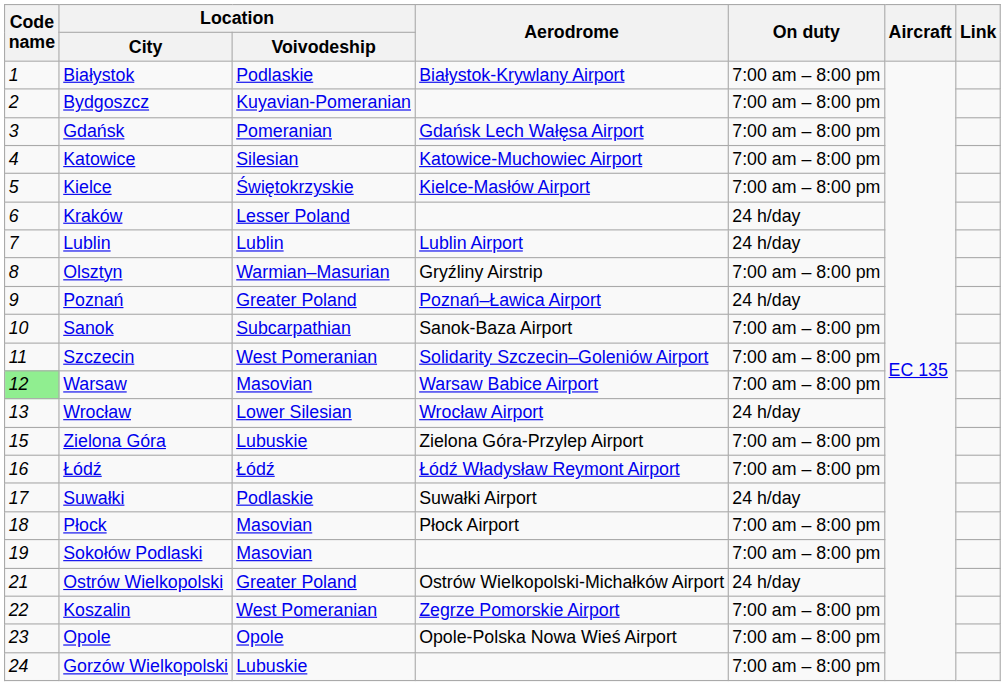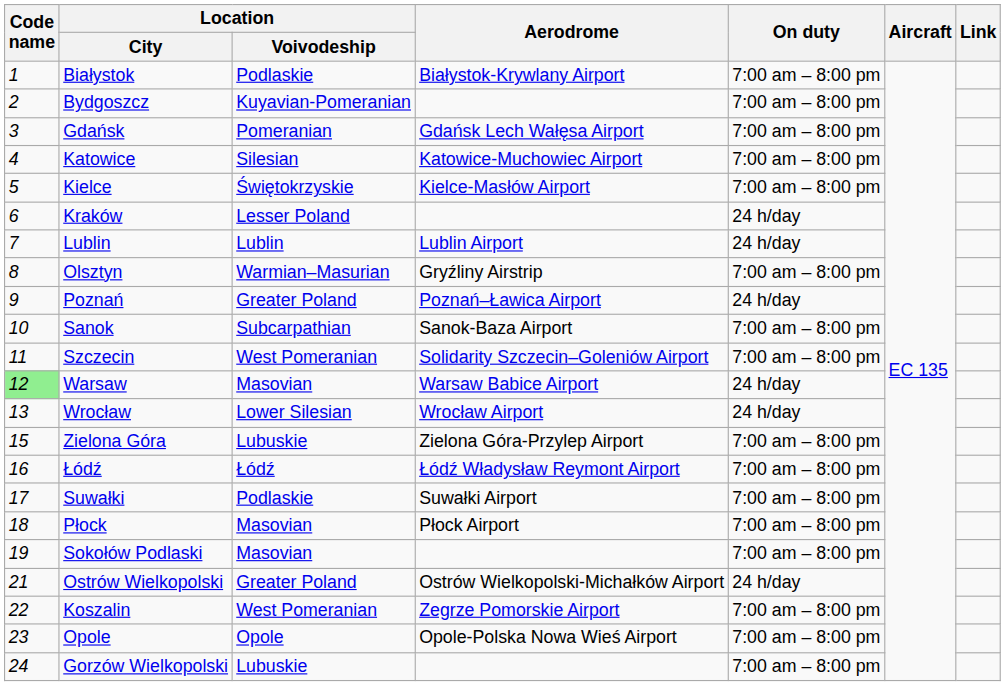(806, 384) 7:00 am – 8:00 pm -> (766, 384) 24 h/day
(766, 497) 24 h/day -> (806, 497) 7:00 am – 8:00 pm
